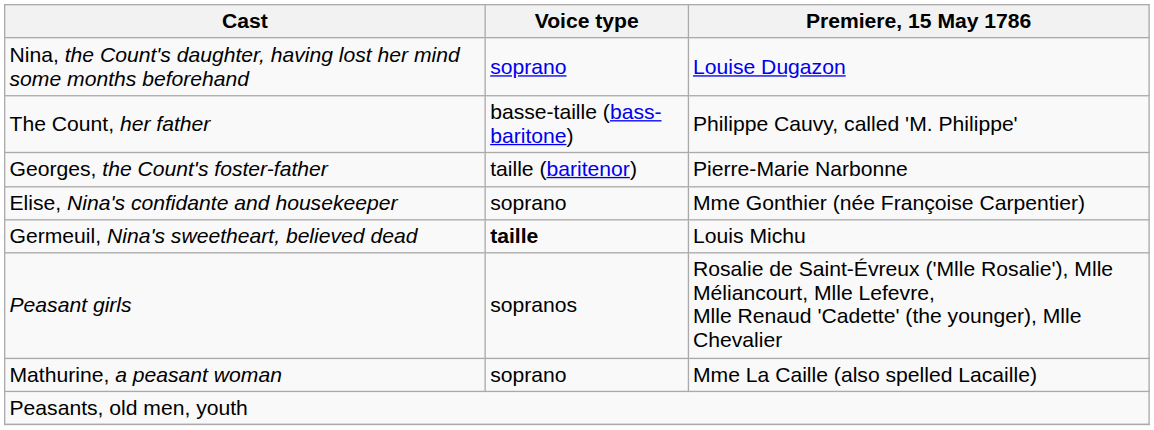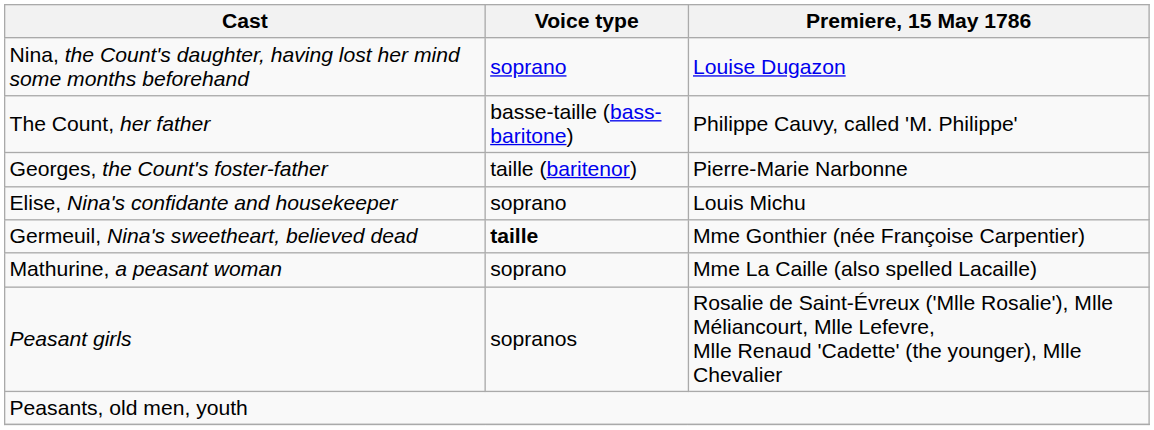(889, 202) Mme Gonthier (née Françoise Carpentier) -> (749, 202) Louis Michu
(749, 236) Louis Michu -> (889, 236) Mme Gonthier (née Françoise Carpentier)
rows swapped: (146, 374) <-> (71, 305)
